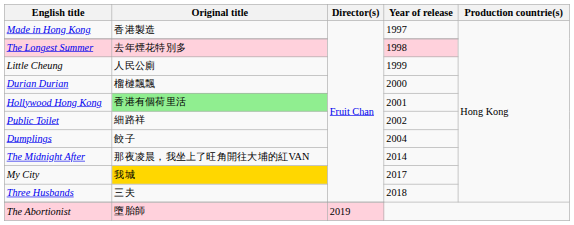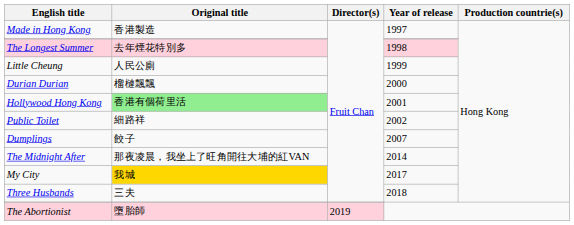(397, 138) 2004 -> (397, 138) 2007
